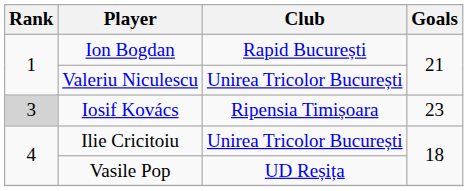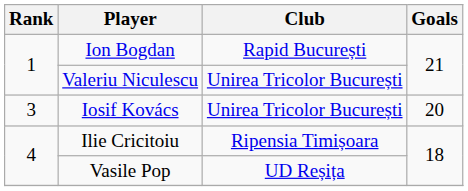(31, 110) lightgrey background -> (31, 110) no background
(305, 110) Ripensia Timișoara -> (305, 110) Unirea Tricolor București
(435, 110) 23 -> (435, 110) 20
(305, 140) Unirea Tricolor București -> (305, 140) Ripensia Timișoara
